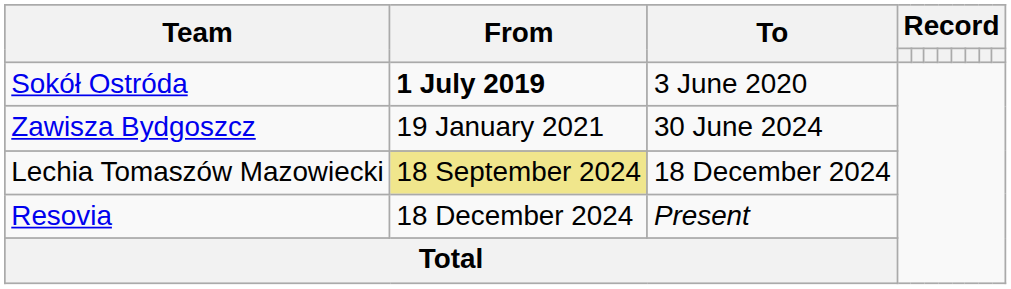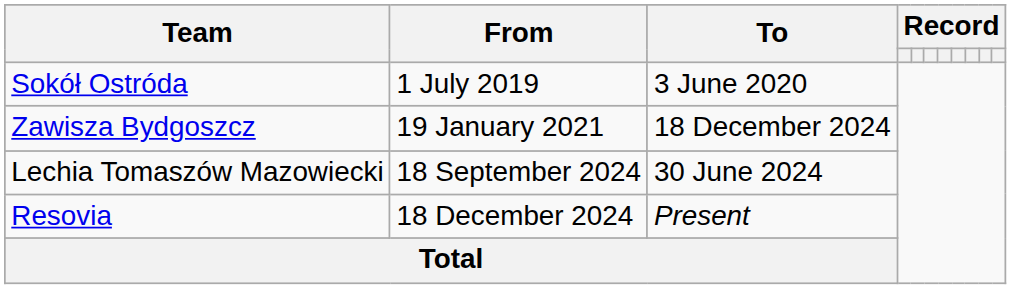(471, 83) bold -> (468, 83) normal
(738, 127) 30 June 2024 -> (772, 127) 18 December 2024
(519, 171) khaki background -> (519, 171) no background
(772, 171) 18 December 2024 -> (738, 171) 30 June 2024
